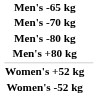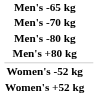rows swapped: (45, 87) <-> (45, 71)
